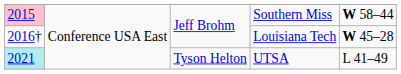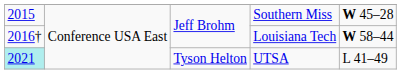(21, 15) pink background -> (21, 15) no background
(368, 15) W 58–44 -> (368, 15) W 45–28
(368, 36) W 45–28 -> (368, 36) W 58–44
